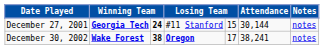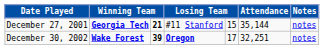(157, 25) 24 -> (157, 25) 21
(255, 25) 30,144 -> (255, 25) 35,144
(157, 38) 38 -> (157, 38) 39
(255, 38) 38,241 -> (255, 38) 32,251
